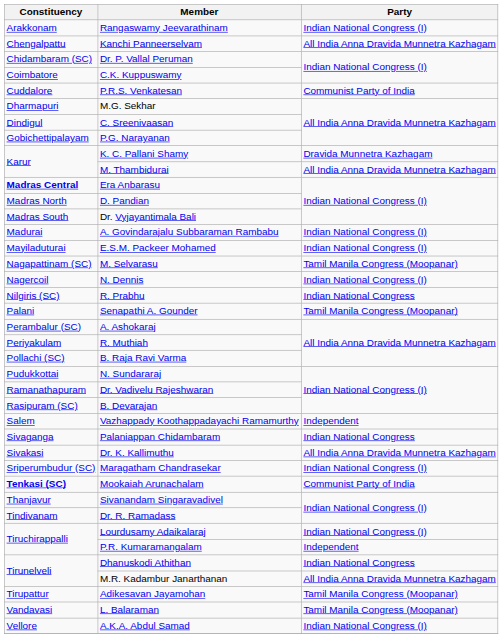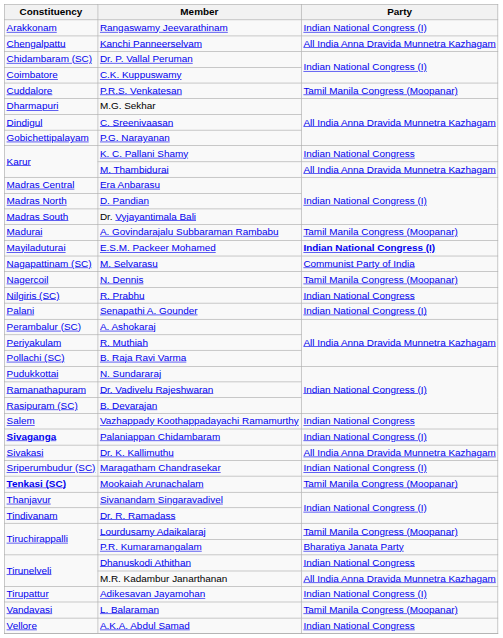(359, 91) Communist Party of India -> (381, 91) Tamil Manila Congress (Moopanar)
(368, 153) Dravida Munnetra Kazhagam -> (359, 153) Indian National Congress
(42, 185) bold -> (41, 185) normal
(365, 232) Indian National Congress (I) -> (381, 232) Tamil Manila Congress (Moopanar)
(365, 248) normal -> (369, 248) bold
(381, 264) Tamil Manila Congress (Moopanar) -> (359, 264) Communist Party of India
(365, 279) Indian National Congress (I) -> (381, 279) Tamil Manila Congress (Moopanar)
(381, 311) Tamil Manila Congress (Moopanar) -> (365, 311) Indian National Congress (I)
(331, 421) Independent -> (359, 421) Indian National Congress
(30, 437) normal -> (31, 437) bold
(359, 437) Indian National Congress -> (365, 437) Indian National Congress (I)
(359, 484) Communist Party of India -> (381, 484) Tamil Manila Congress (Moopanar)
(365, 531) Indian National Congress (I) -> (381, 531) Tamil Manila Congress (Moopanar)
(331, 547) Independent -> (354, 547) Bharatiya Janata Party
(381, 594) Tamil Manila Congress (Moopanar) -> (365, 594) Indian National Congress (I)
(365, 625) Indian National Congress (I) -> (359, 625) Indian National Congress
